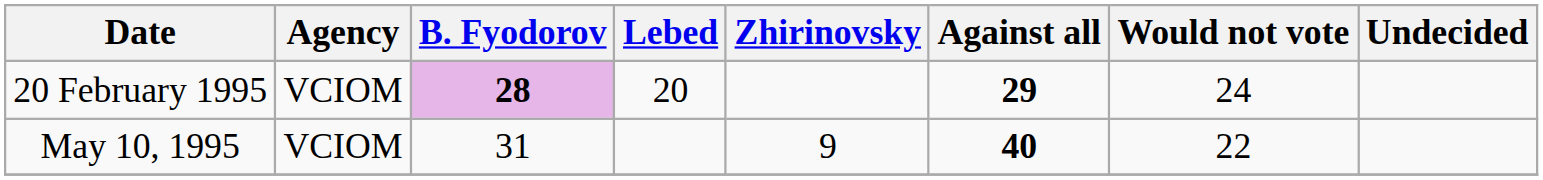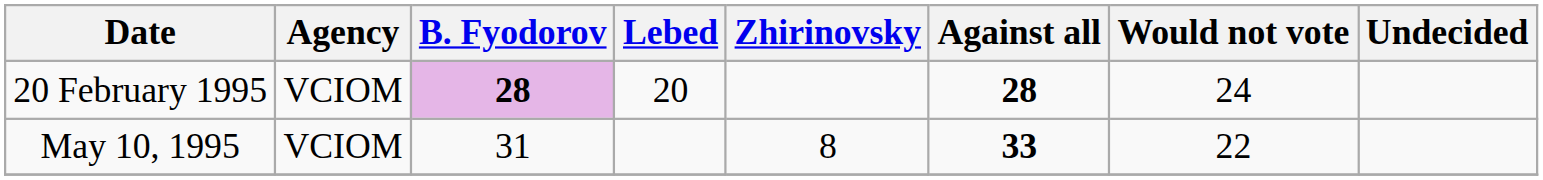(1019, 89) 29 -> (1019, 89) 28
(828, 145) 9 -> (828, 145) 8
(1019, 145) 40 -> (1019, 145) 33
